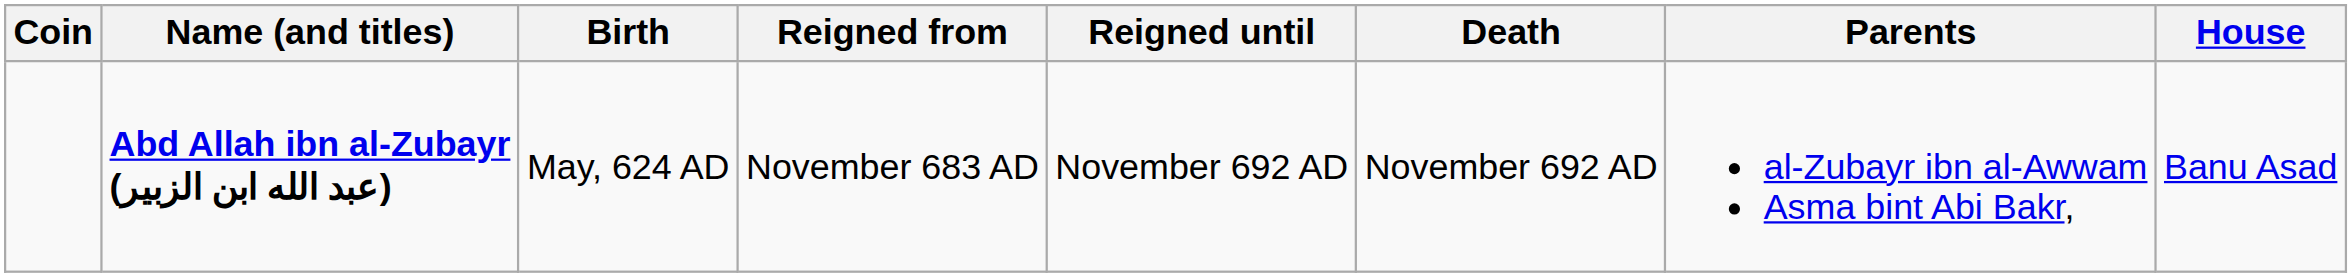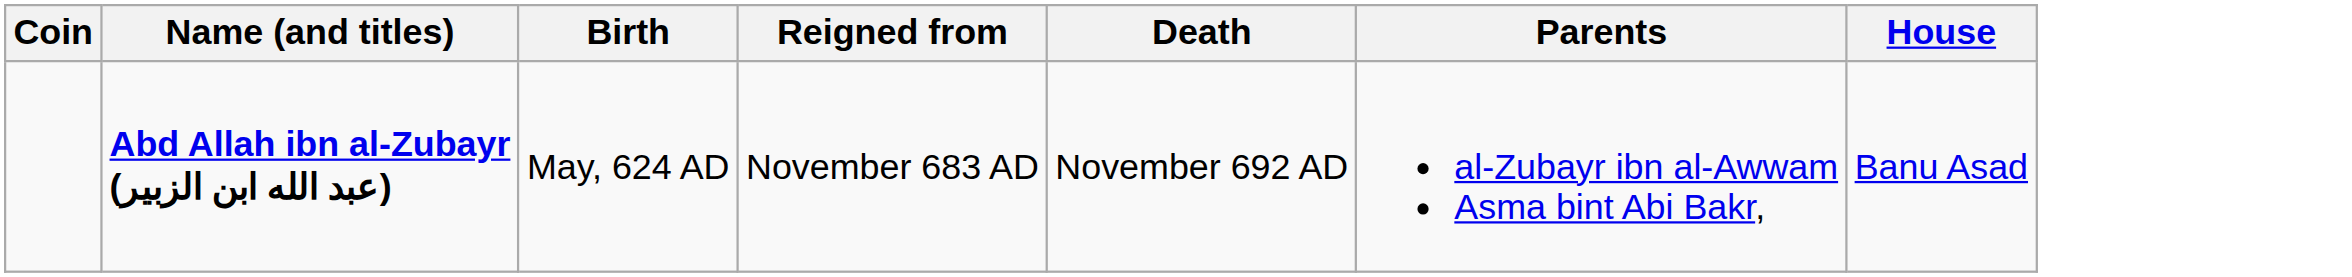- column: (1202, 32)
